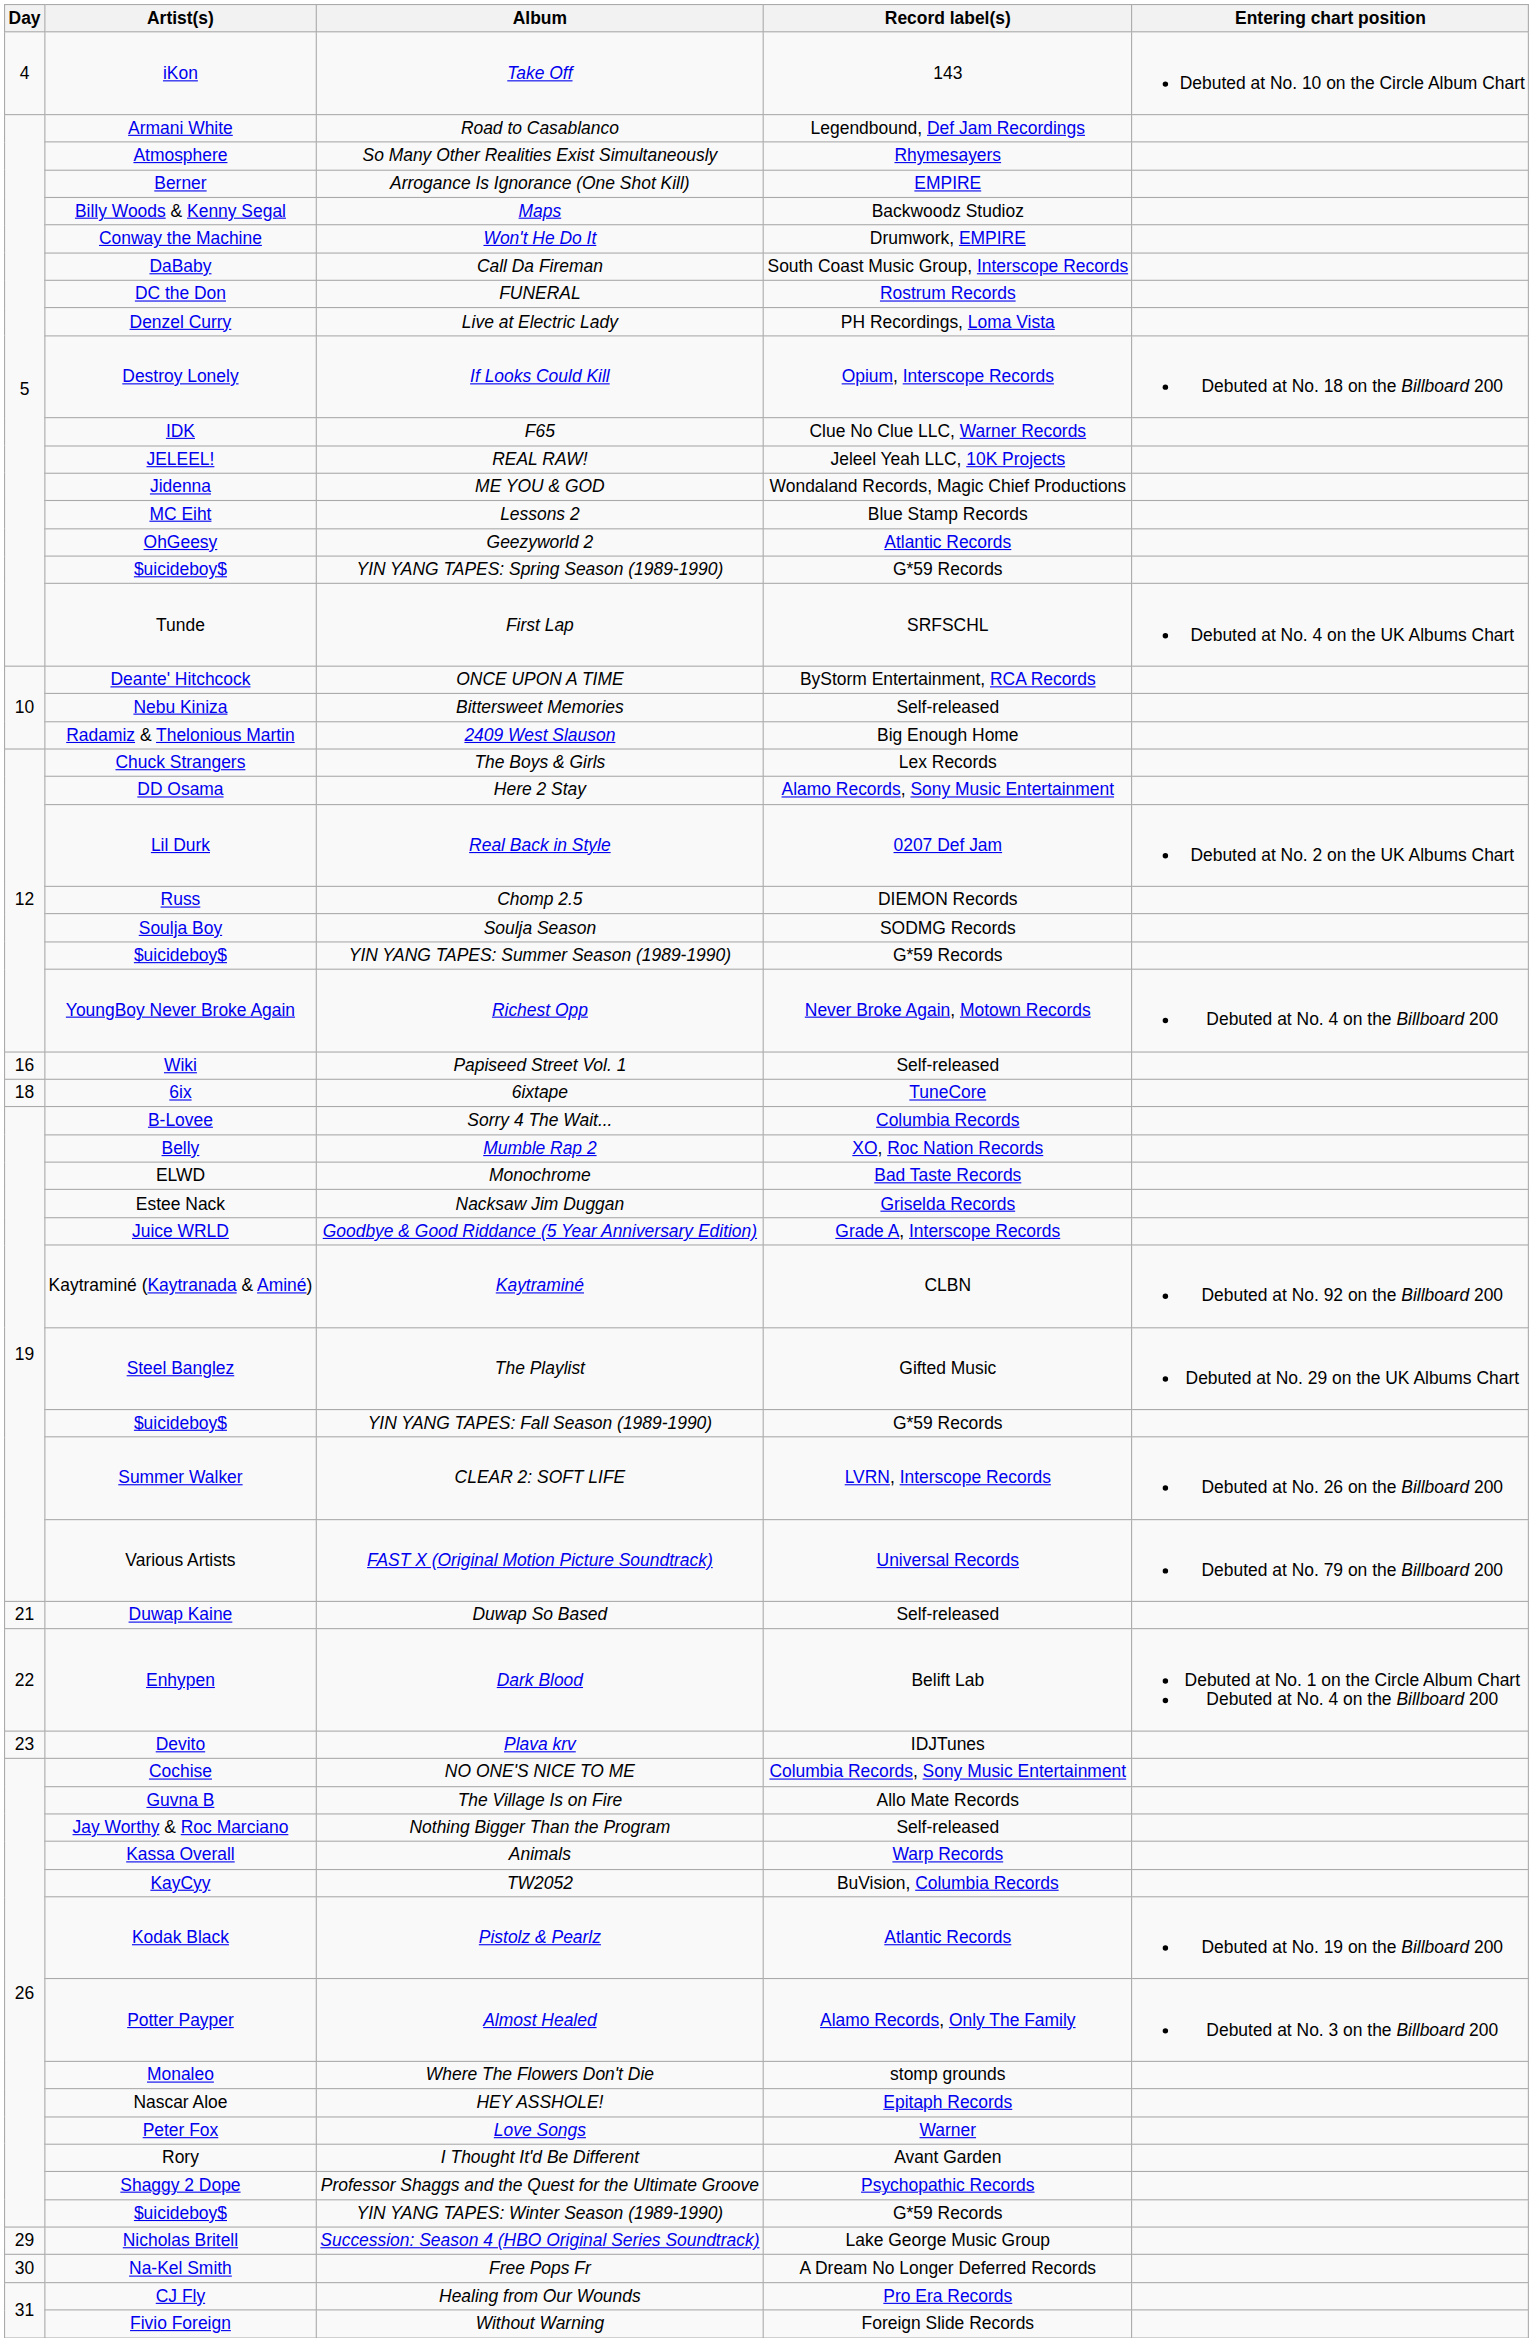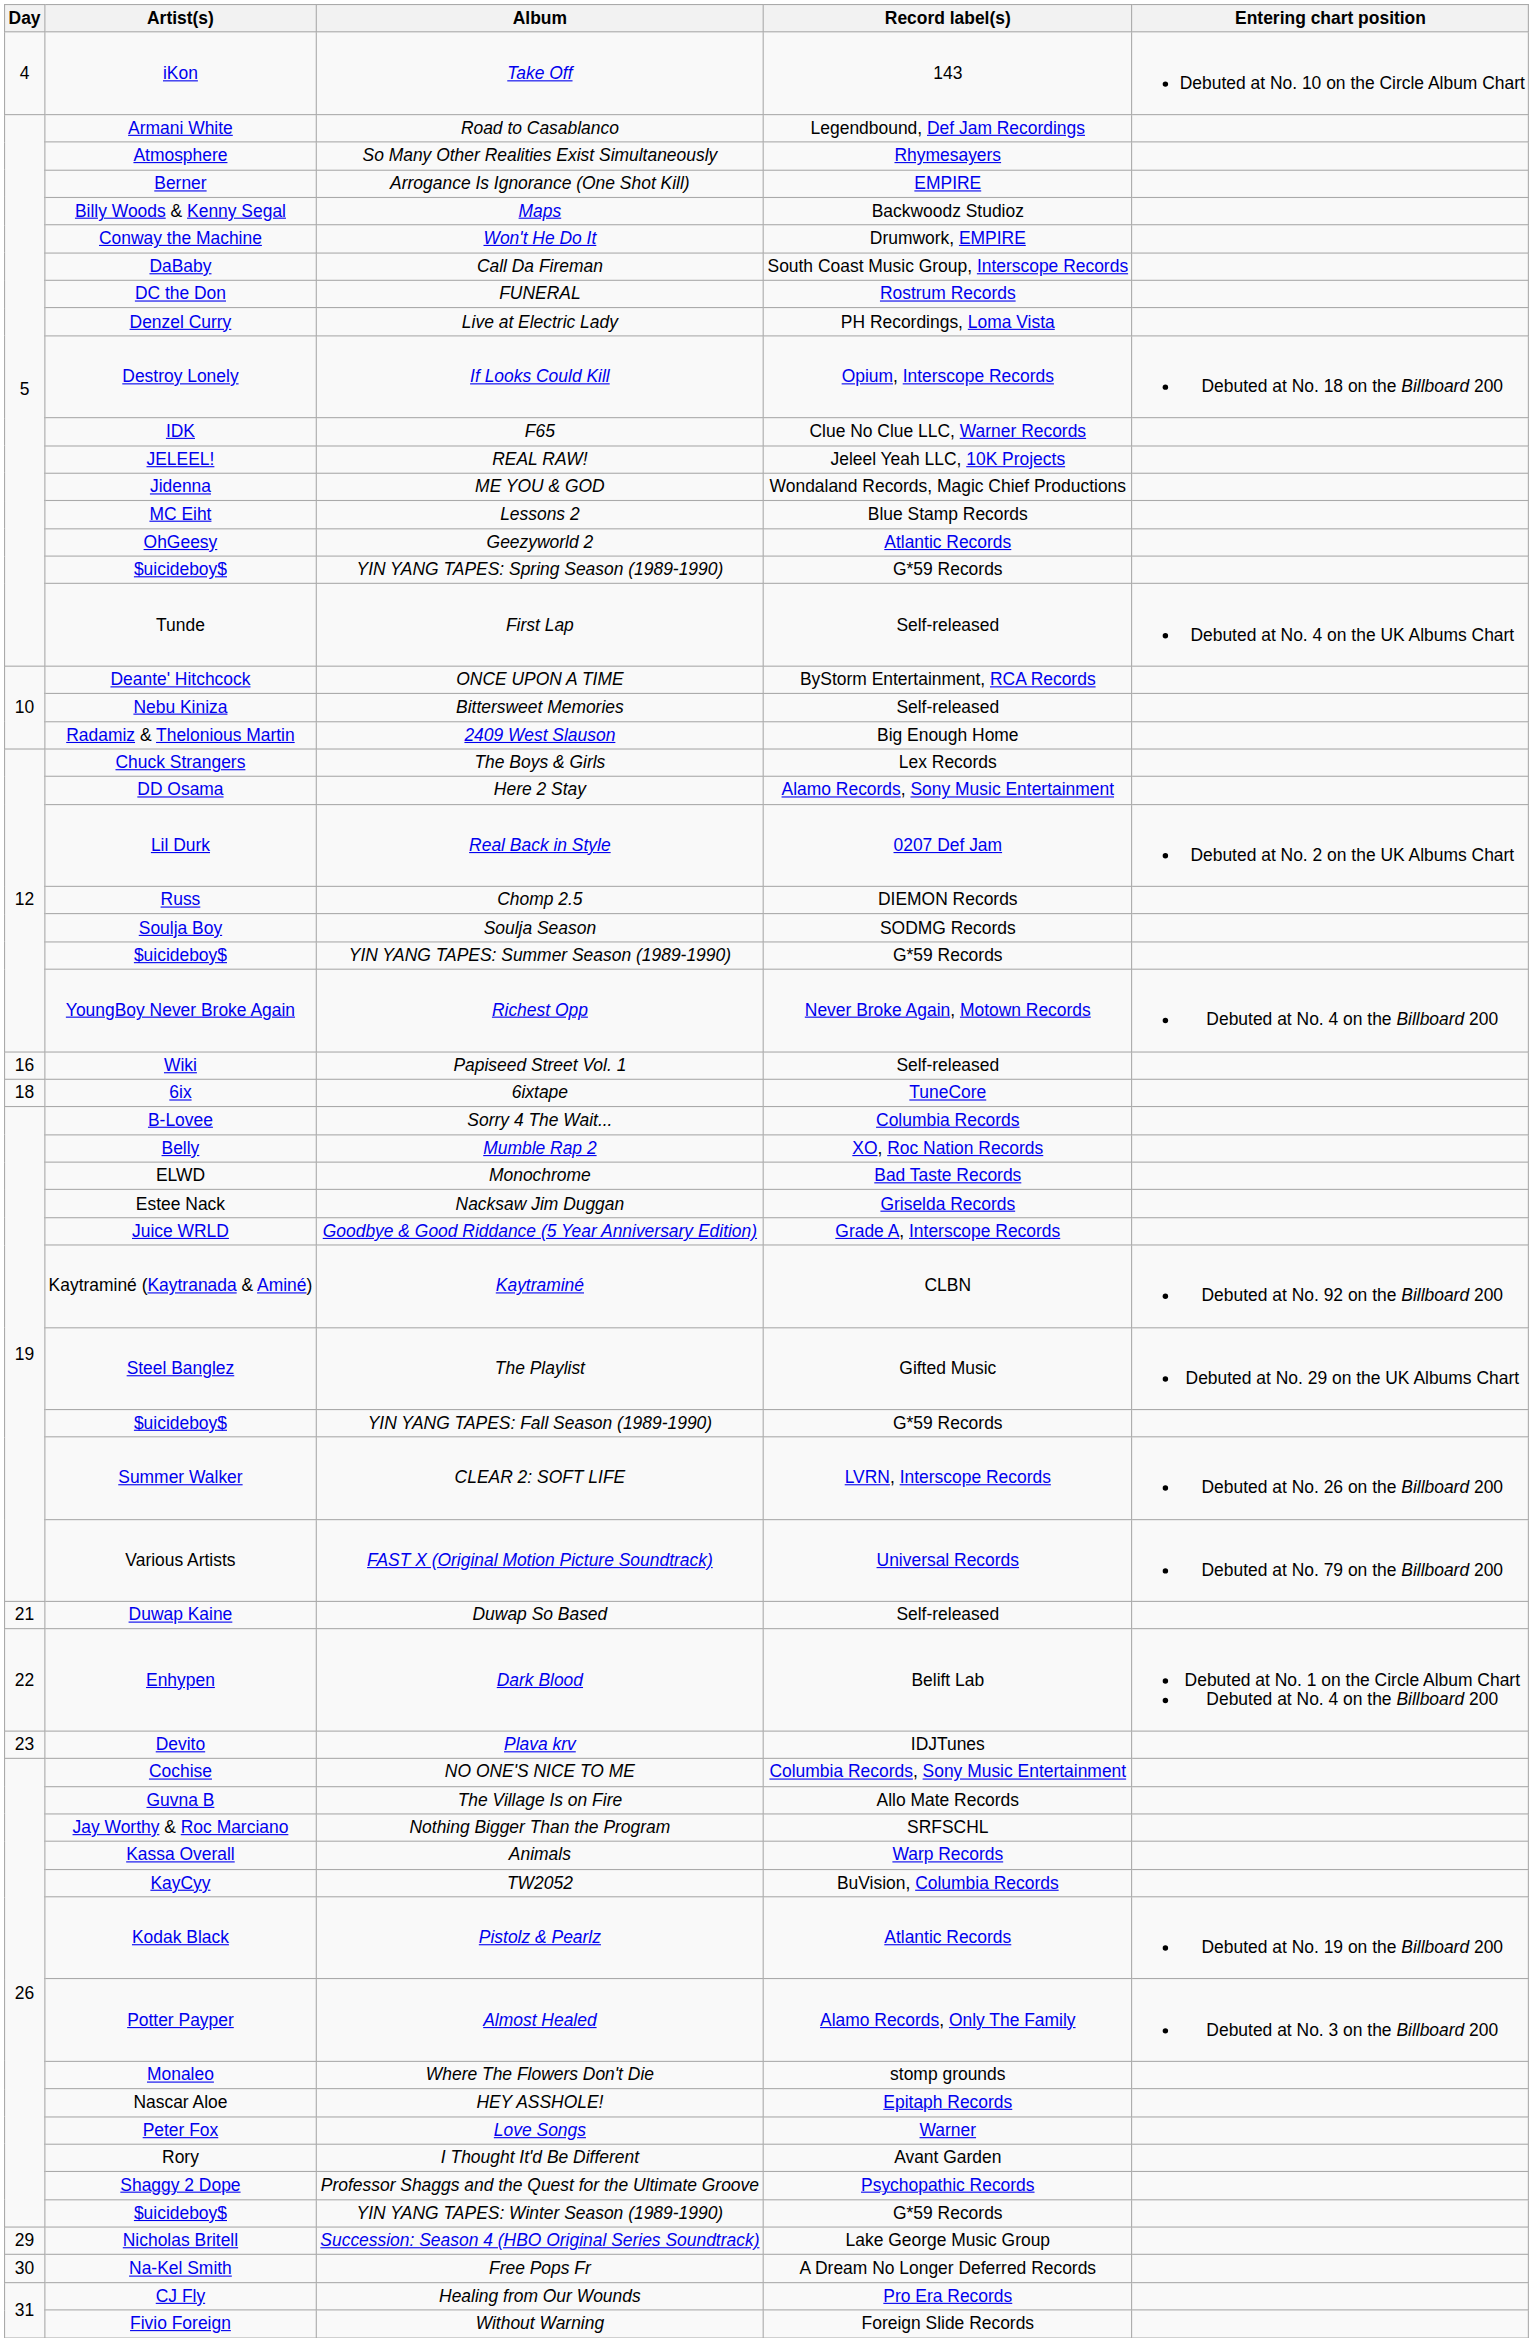(948, 624) SRFSCHL -> (948, 624) Self-released
(948, 1827) Self-released -> (948, 1827) SRFSCHL
